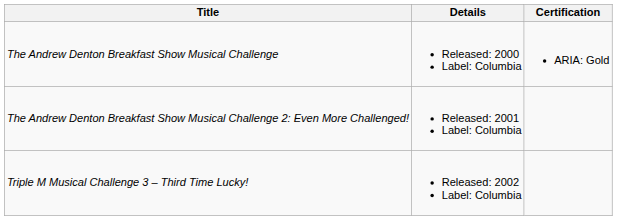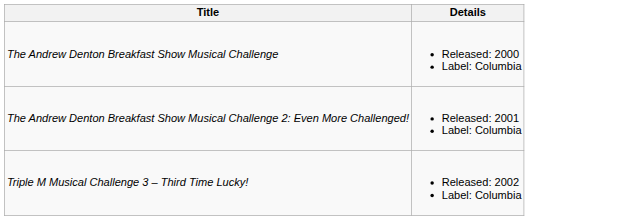- column: (568, 13)
